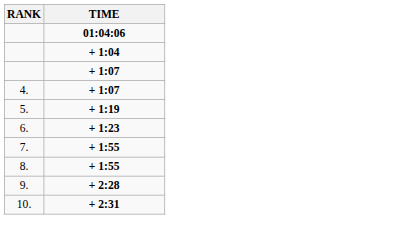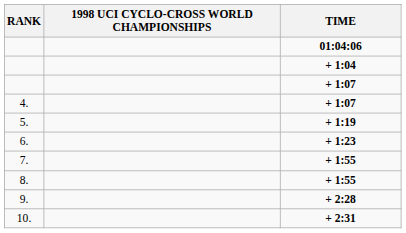+ column: (162, 21)
